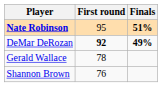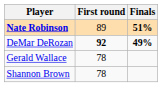(101, 27) 95 -> (101, 27) 89
(101, 74) 76 -> (101, 74) 78
